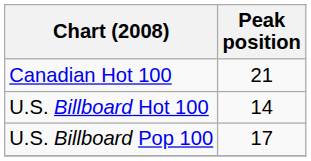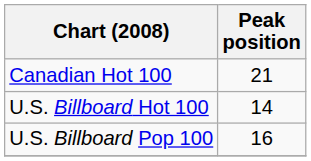(262, 139) 17 -> (262, 139) 16
